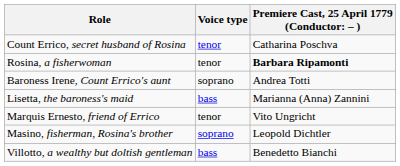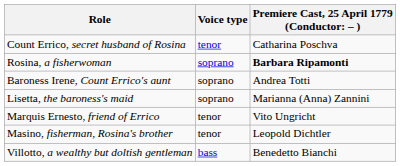(209, 62) tenor -> (216, 62) soprano
(207, 98) bass -> (216, 98) soprano
(216, 134) soprano -> (209, 134) tenor
